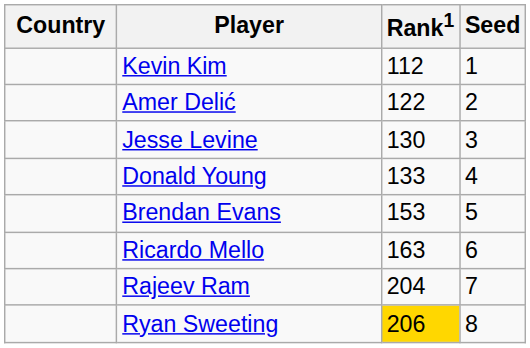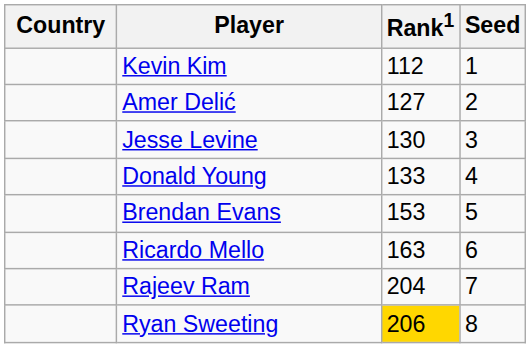(406, 102) 122 -> (406, 102) 127
